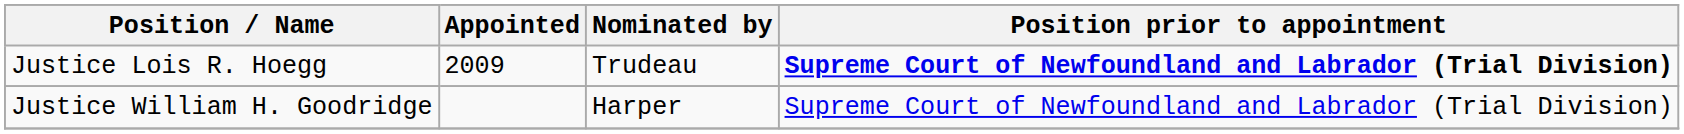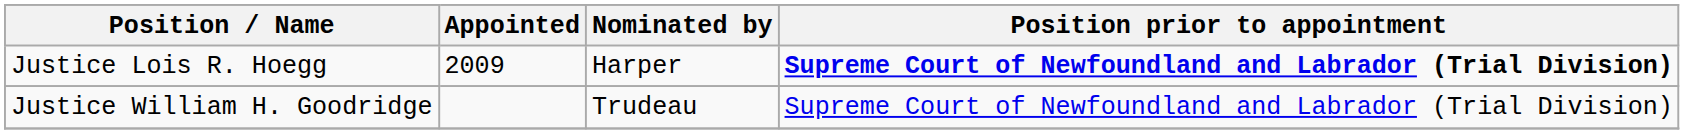(645, 66) Trudeau -> (637, 66) Harper
(637, 107) Harper -> (645, 107) Trudeau
